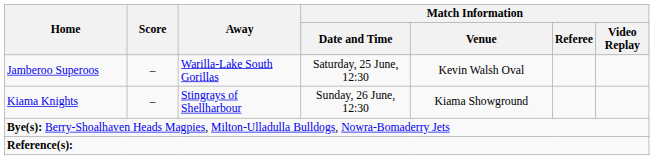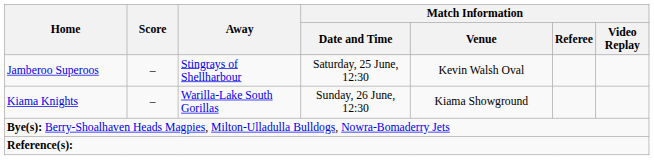(227, 70) Warilla-Lake South Gorillas -> (211, 70) Stingrays of Shellharbour
(211, 102) Stingrays of Shellharbour -> (227, 102) Warilla-Lake South Gorillas
